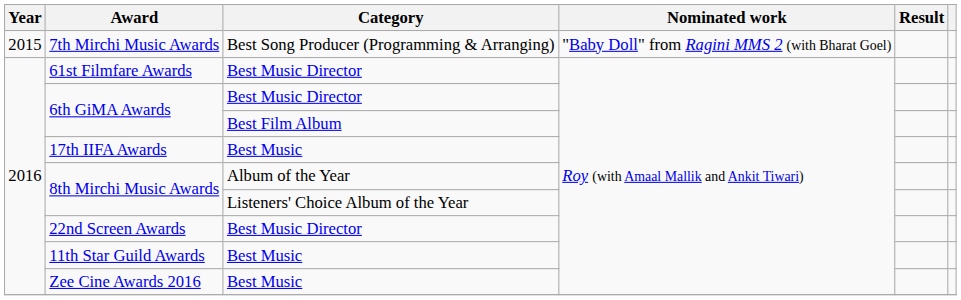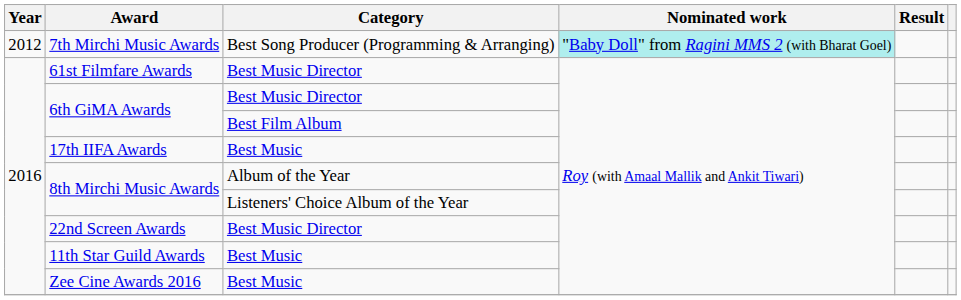(25, 44) 2015 -> (25, 44) 2012
(727, 44) no background -> (727, 44) paleturquoise background
